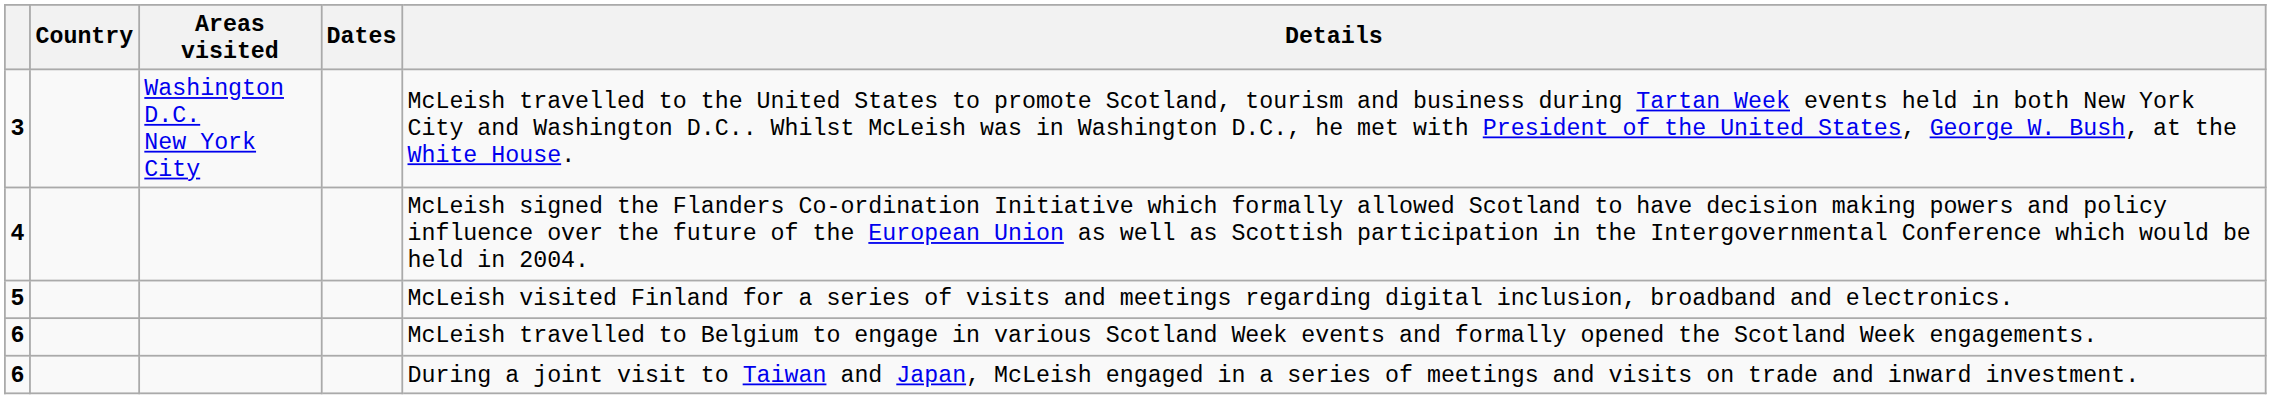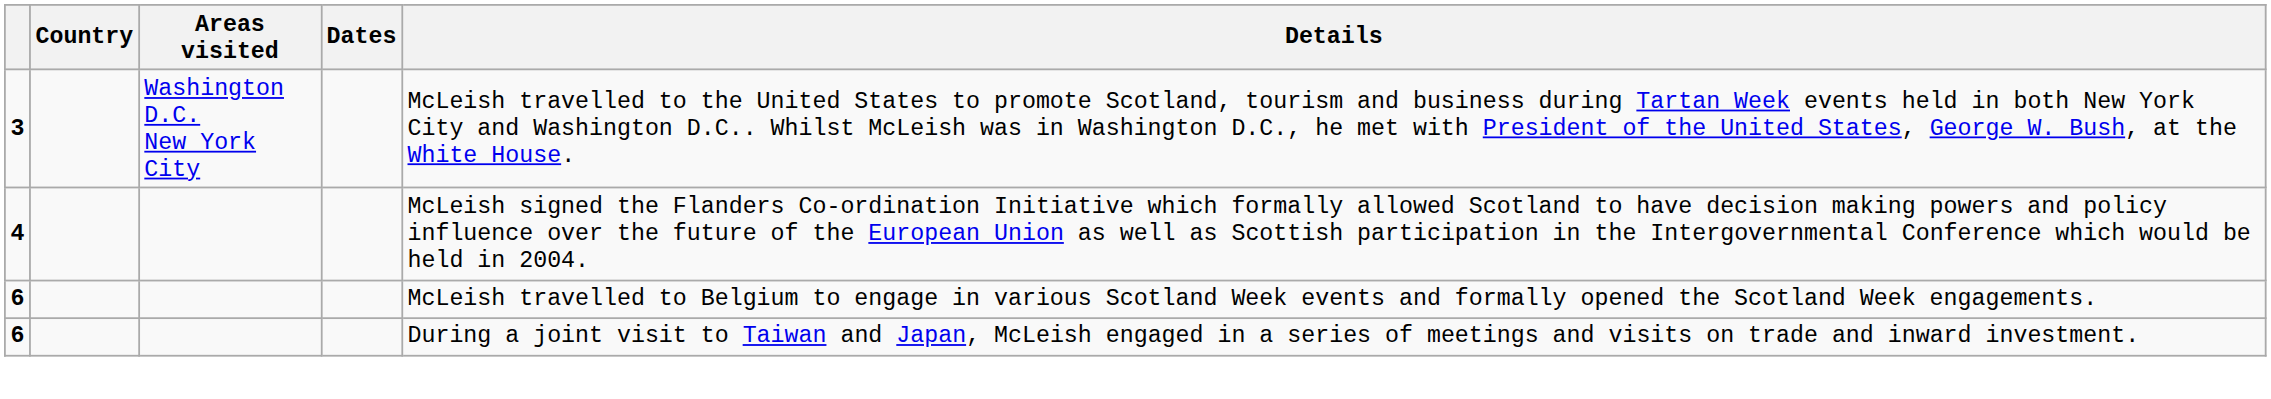- row: (17, 299)
